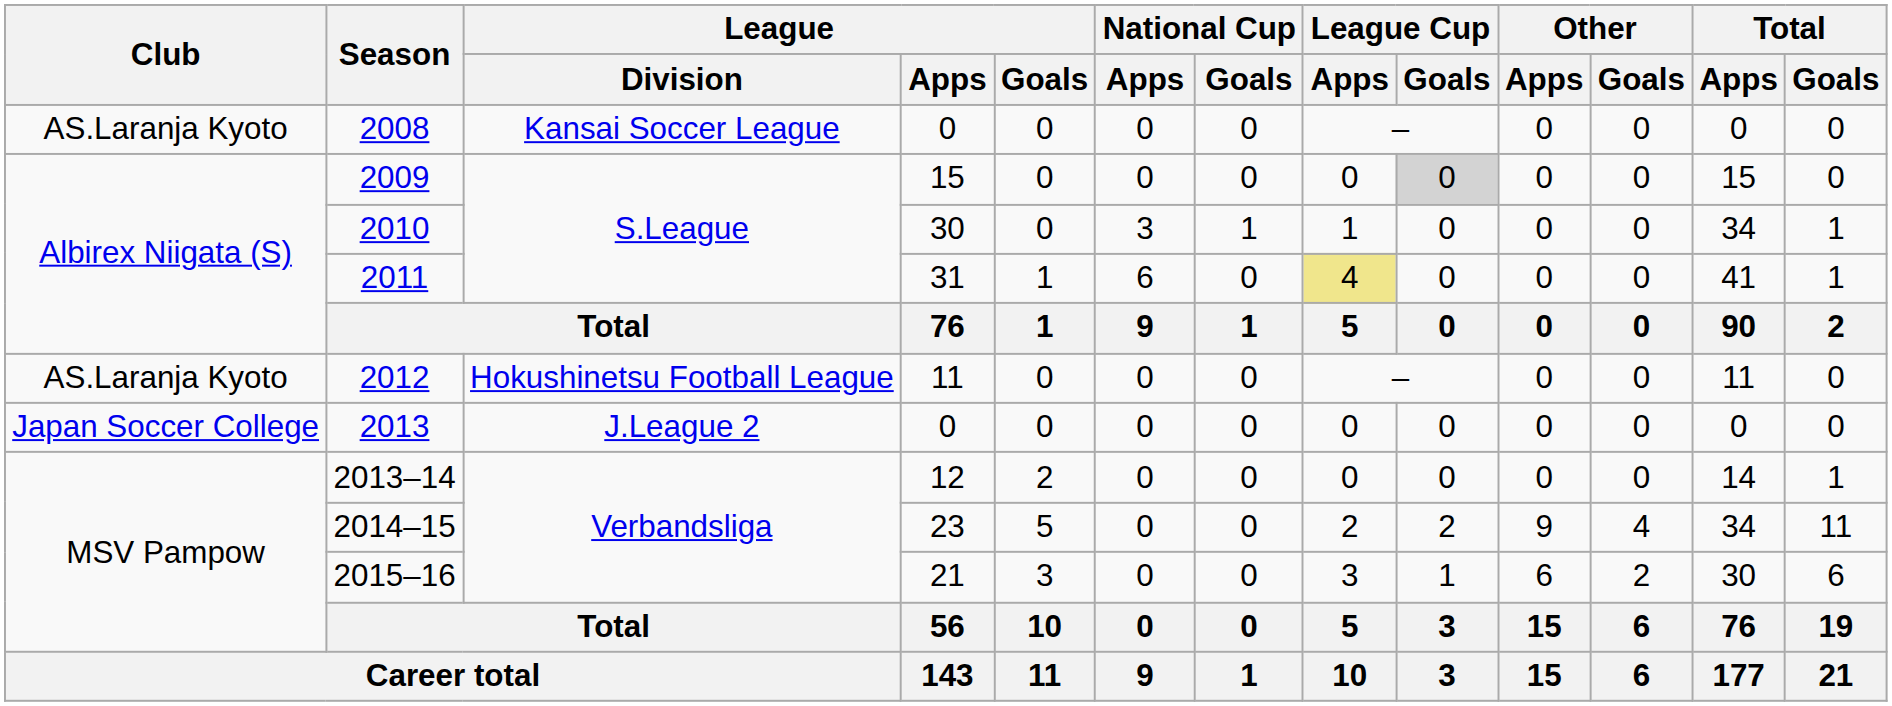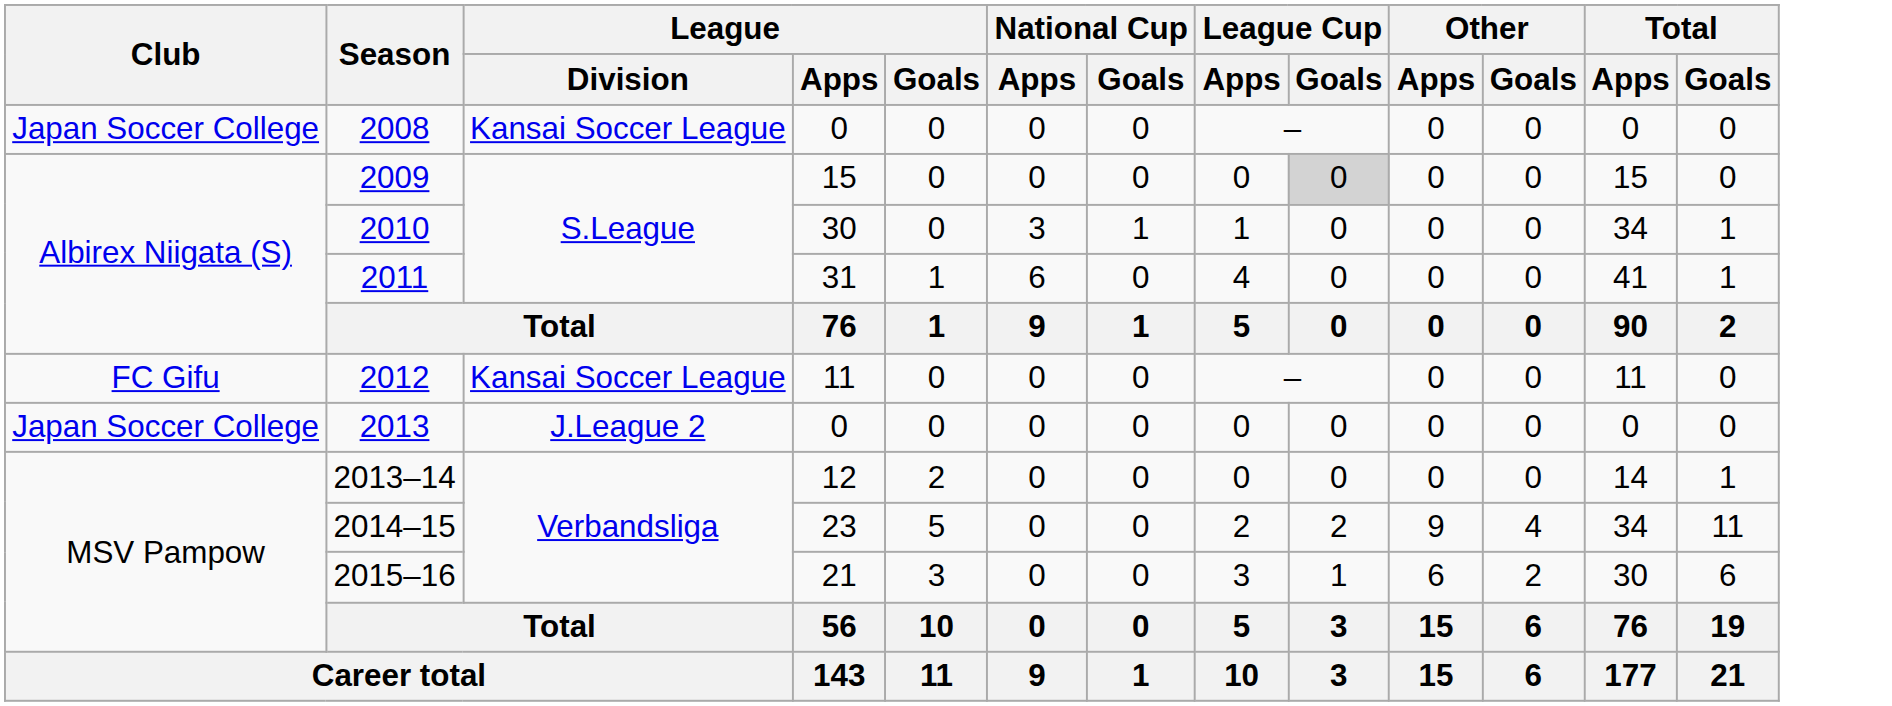(166, 128) AS.Laranja Kyoto -> (166, 128) Japan Soccer College
(1350, 278) khaki background -> (1242, 278) no background
(166, 377) AS.Laranja Kyoto -> (166, 377) FC Gifu
(682, 377) Hokushinetsu Football League -> (628, 377) Kansai Soccer League
